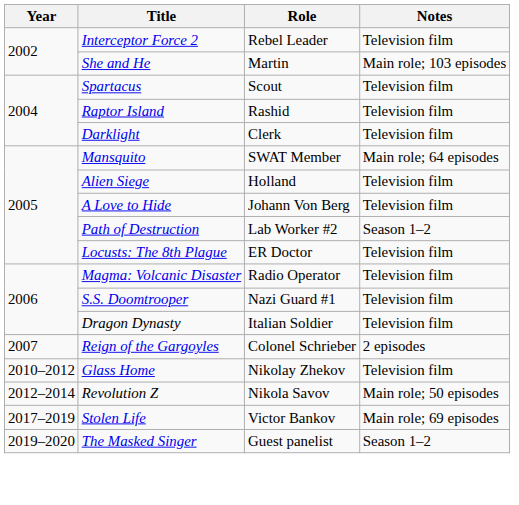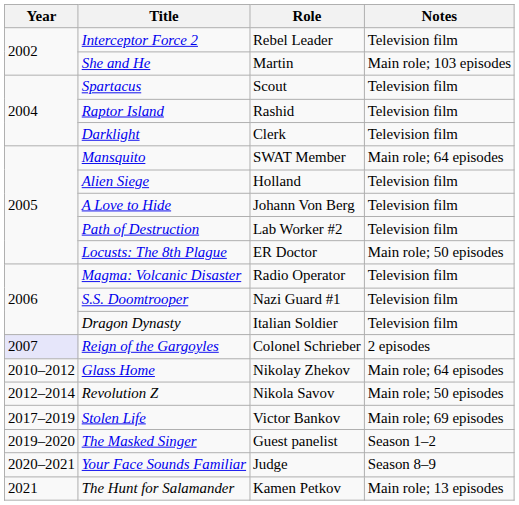(397, 228) Season 1–2 -> (413, 228) Television film
(408, 252) Television film -> (436, 252) Main role; 50 episodes
(23, 346) no background -> (23, 346) lavender background
(408, 370) Television film -> (436, 370) Main role; 64 episodes
+ row: (164, 464)
+ row: (158, 488)
